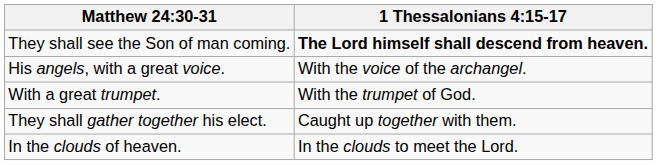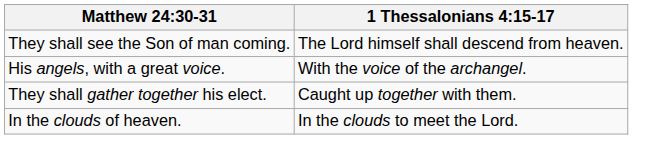(473, 43) bold -> (461, 43) normal
- row: (84, 95)
